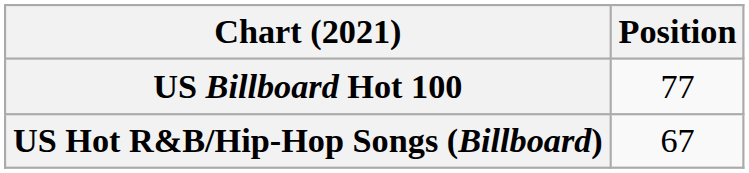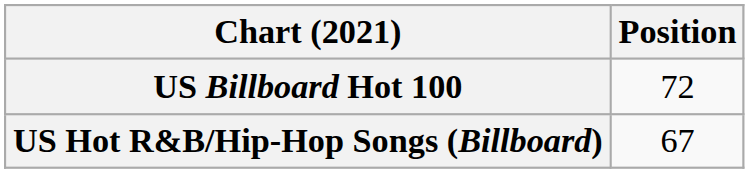(678, 85) 77 -> (678, 85) 72
